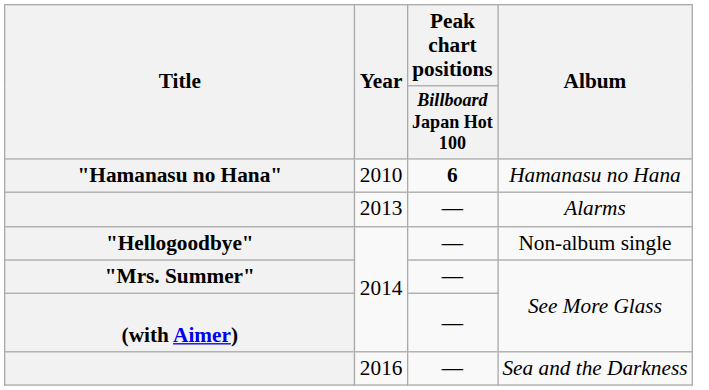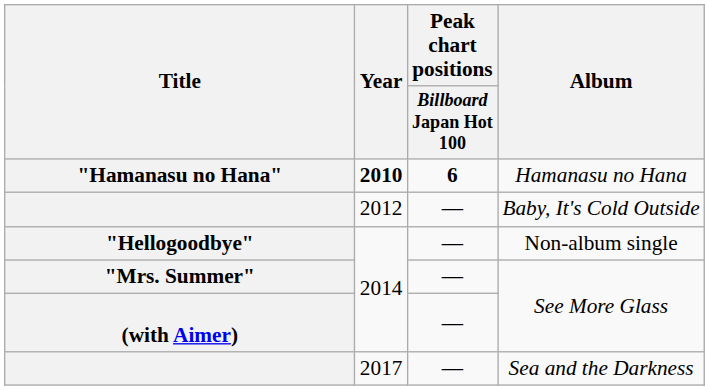(381, 175) normal -> (381, 175) bold
+ row: (180, 209)
- row: (180, 209)
(381, 368) 2016 -> (381, 368) 2017
